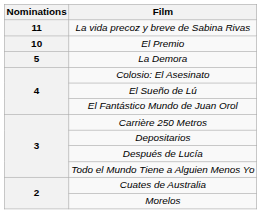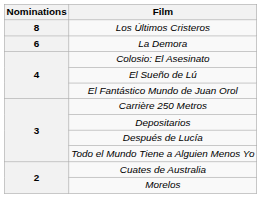- row: (163, 28)
- row: (163, 43)
+ row: (163, 28)
(37, 59) 5 -> (37, 43) 6
